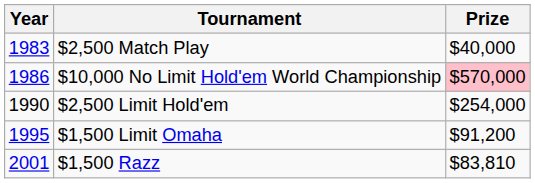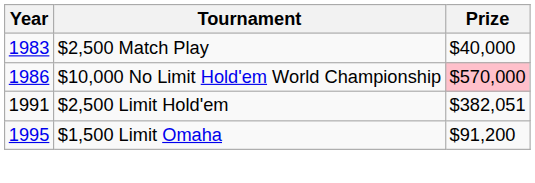(29, 105) 1990 -> (29, 105) 1991
(488, 105) $254,000 -> (488, 105) $382,051
- row: (109, 163)
